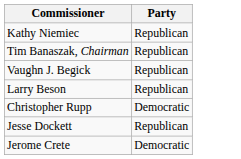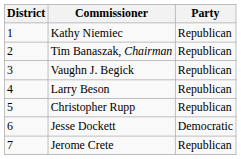+ column: (26, 13)
(162, 107) Democratic -> (205, 107) Republican
(161, 126) Republican -> (205, 126) Democratic
(162, 145) Democratic -> (205, 145) Republican
